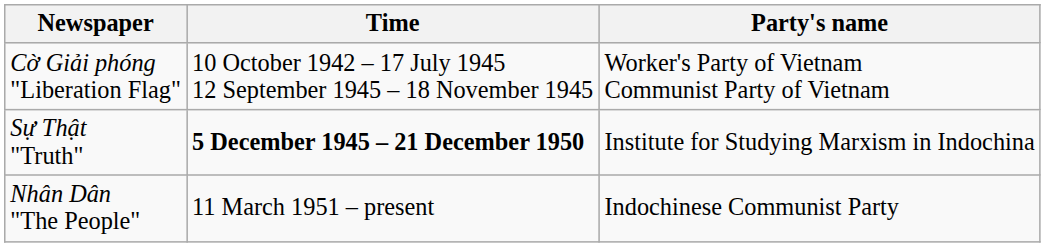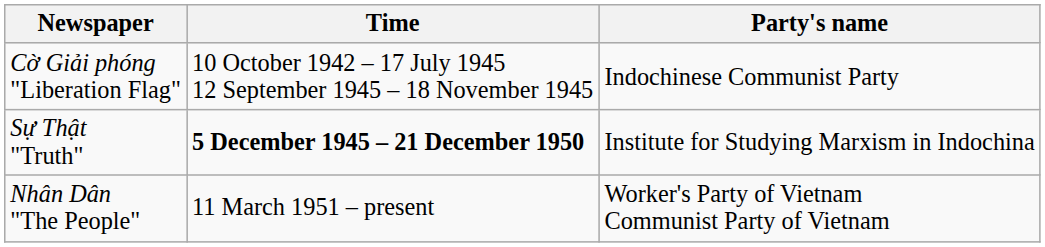(747, 76) Worker's Party of Vietnam Communist Party of Vietnam -> (752, 76) Indochinese Communist Party
(752, 207) Indochinese Communist Party -> (747, 207) Worker's Party of Vietnam Communist Party of Vietnam
